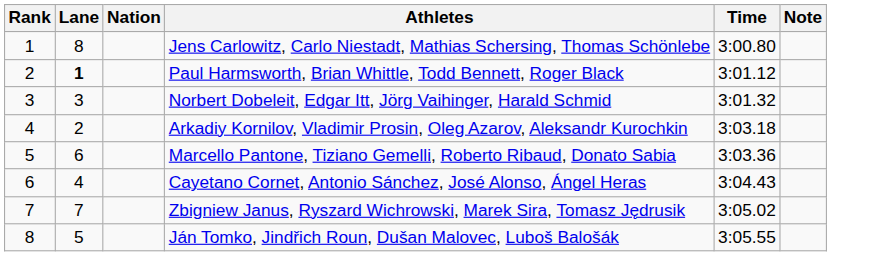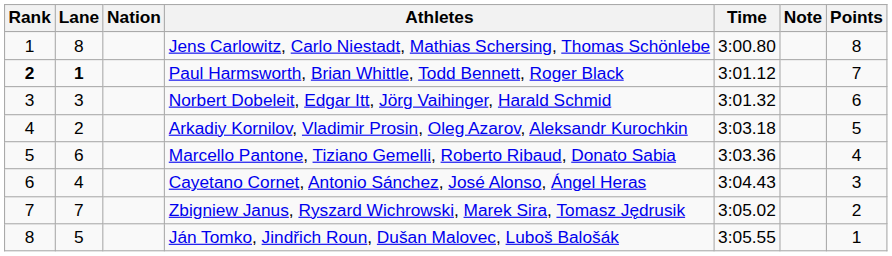+ column: (857, 18)
(30, 73) normal -> (30, 73) bold
